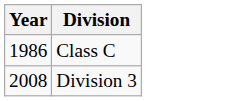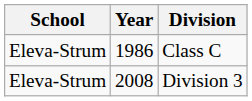+ column: (58, 19)
